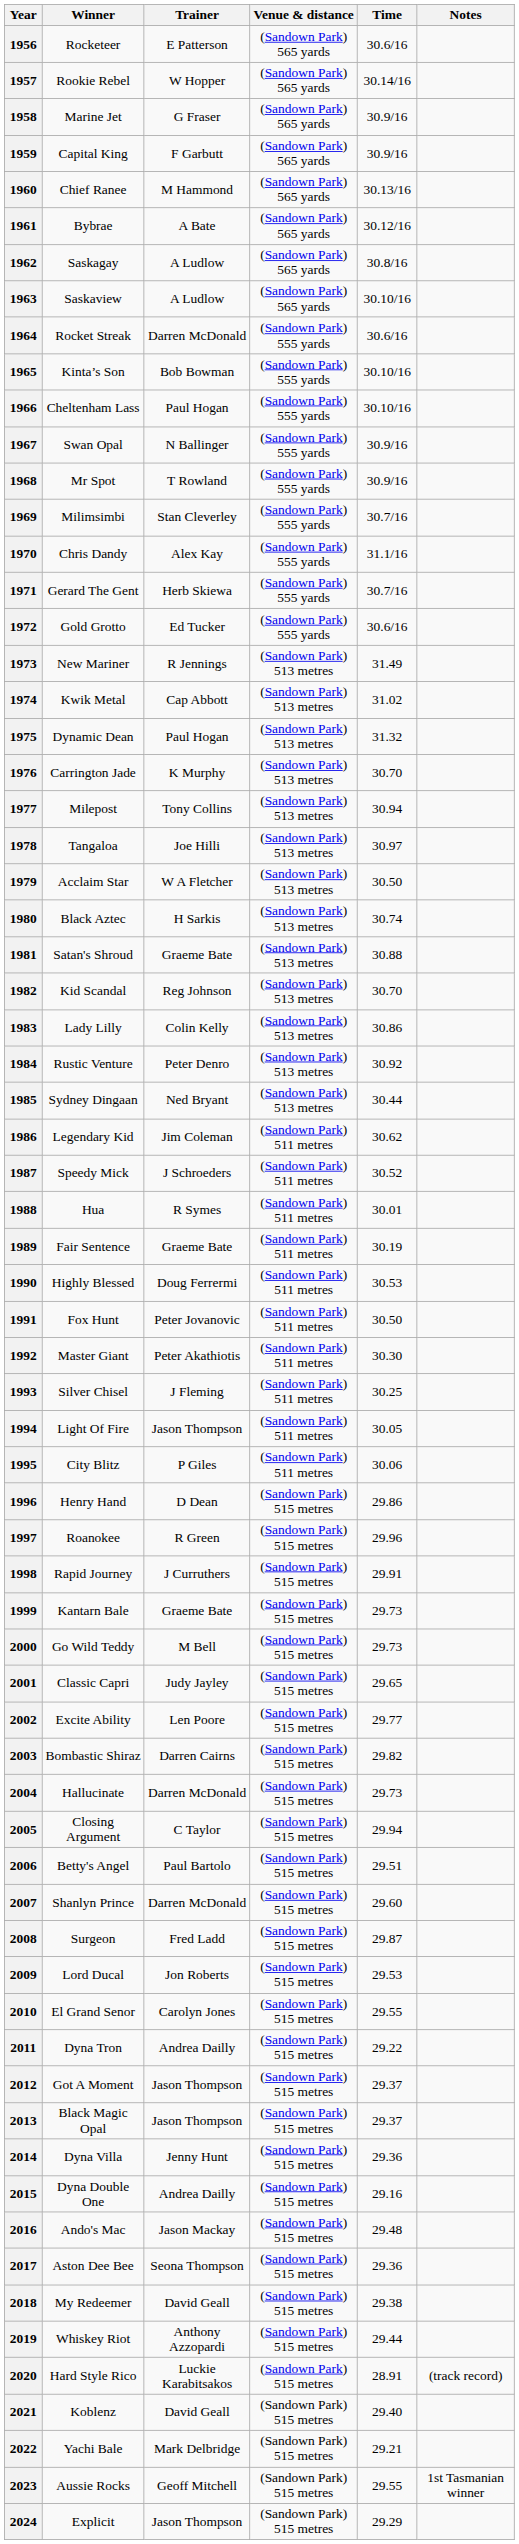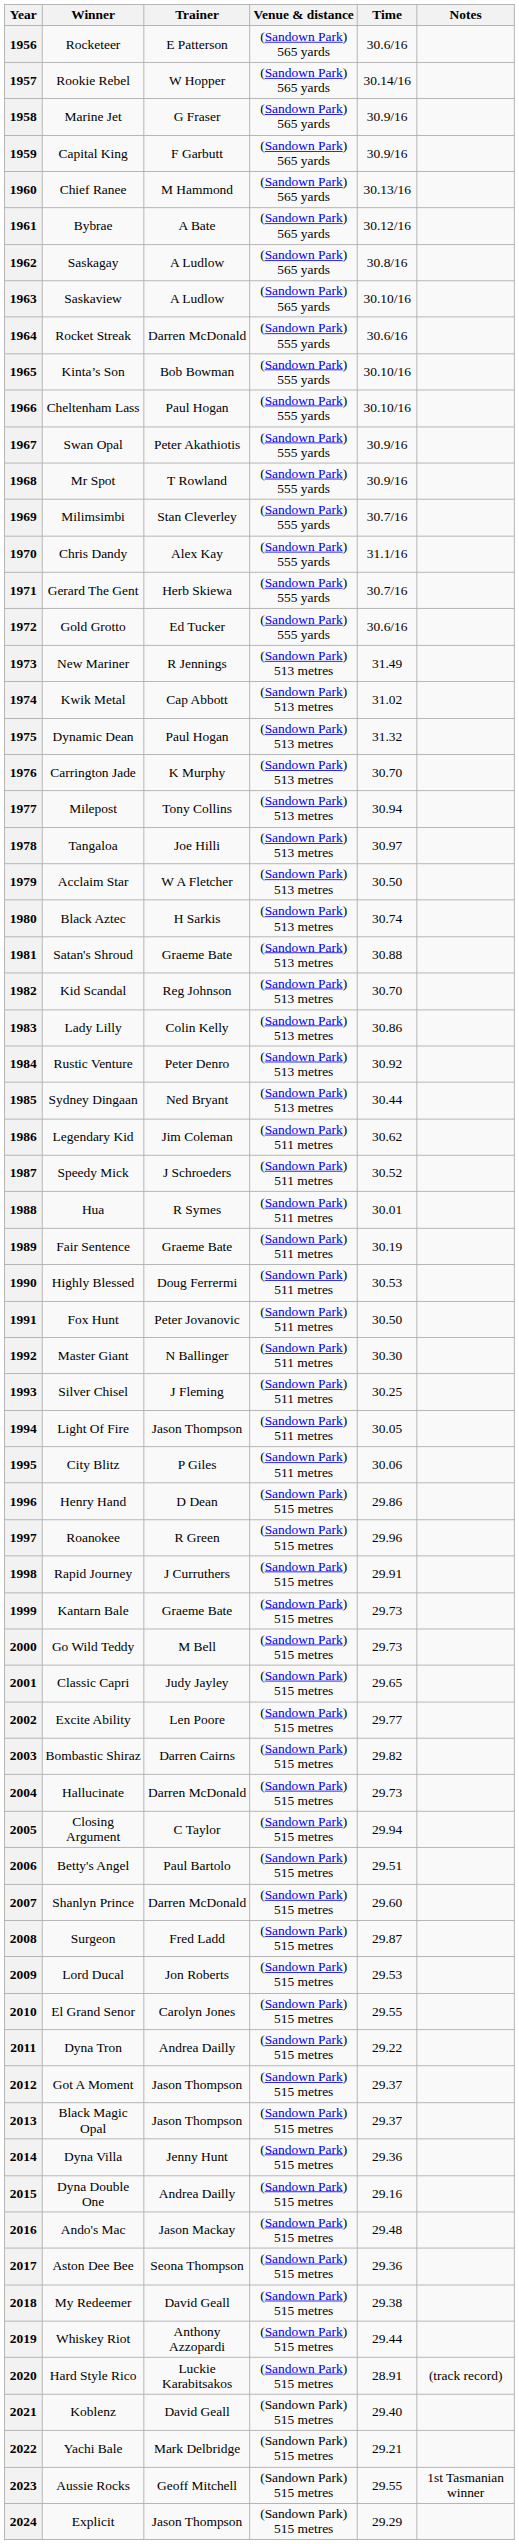(197, 444) N Ballinger -> (197, 444) Peter Akathiotis
(197, 1355) Peter Akathiotis -> (197, 1355) N Ballinger
